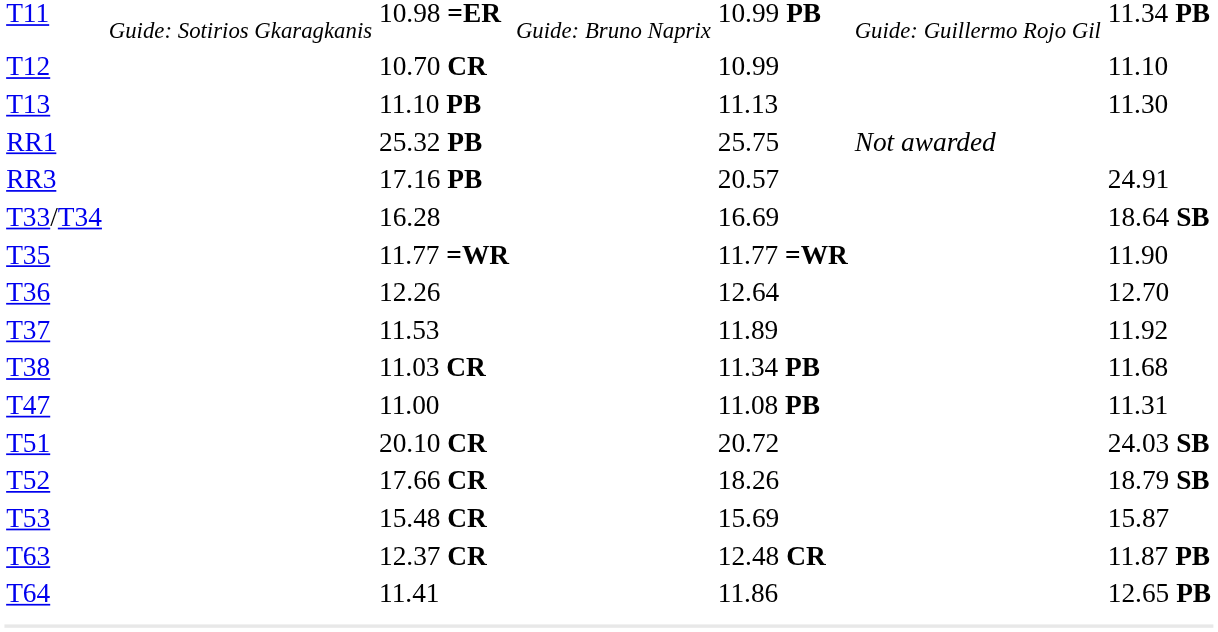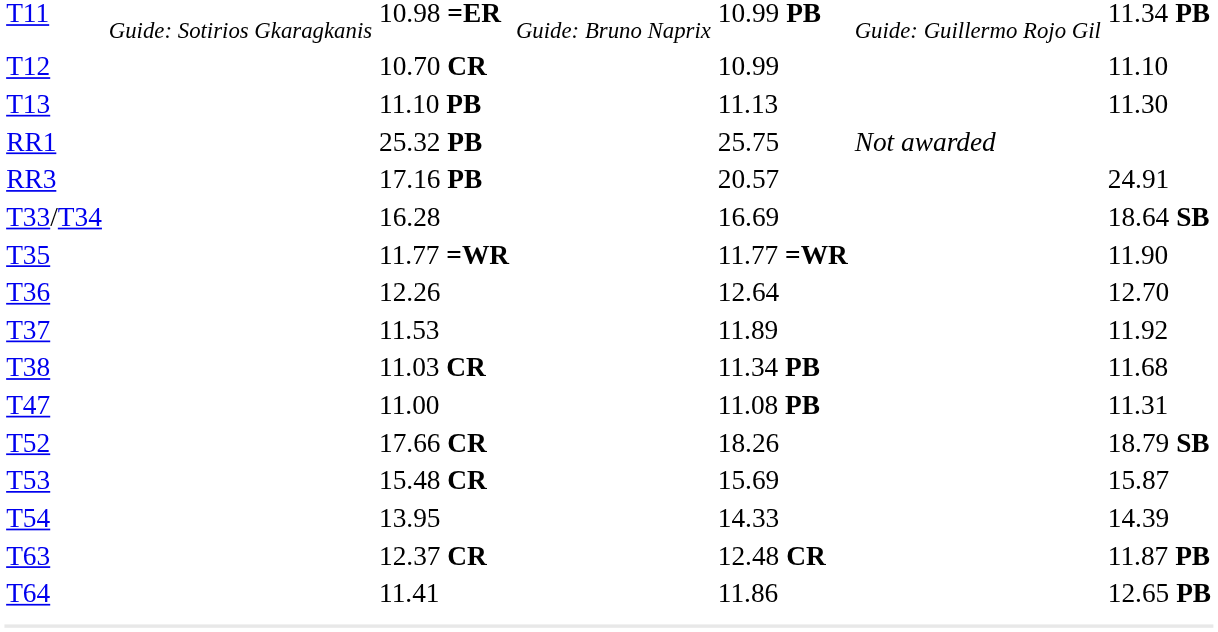- row: (28, 442)
+ row: (28, 518)
